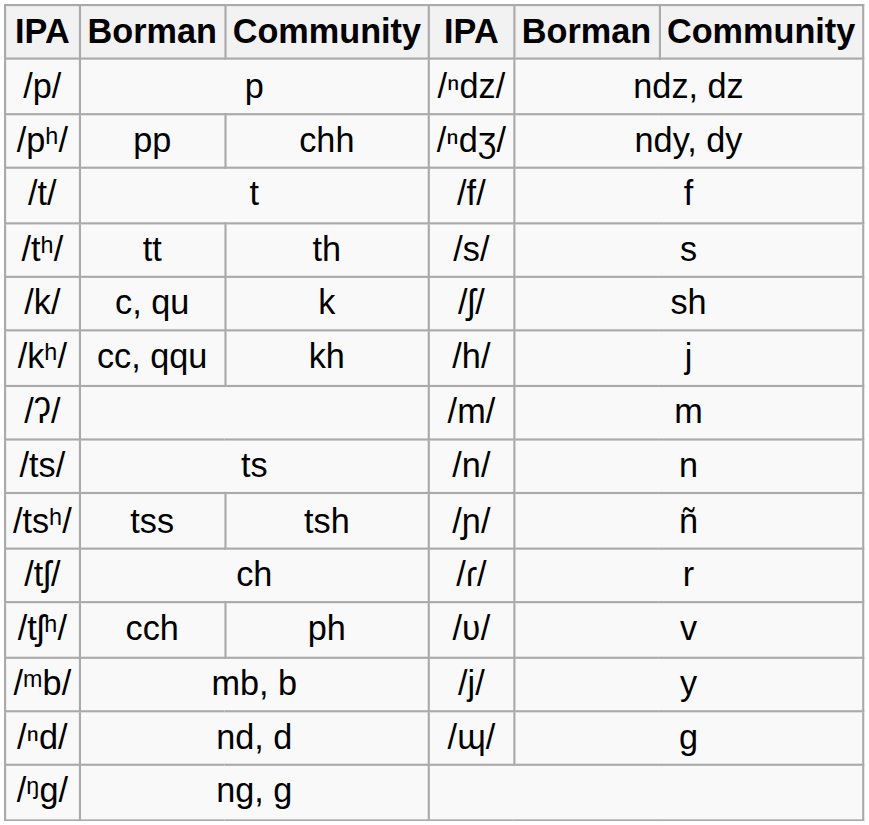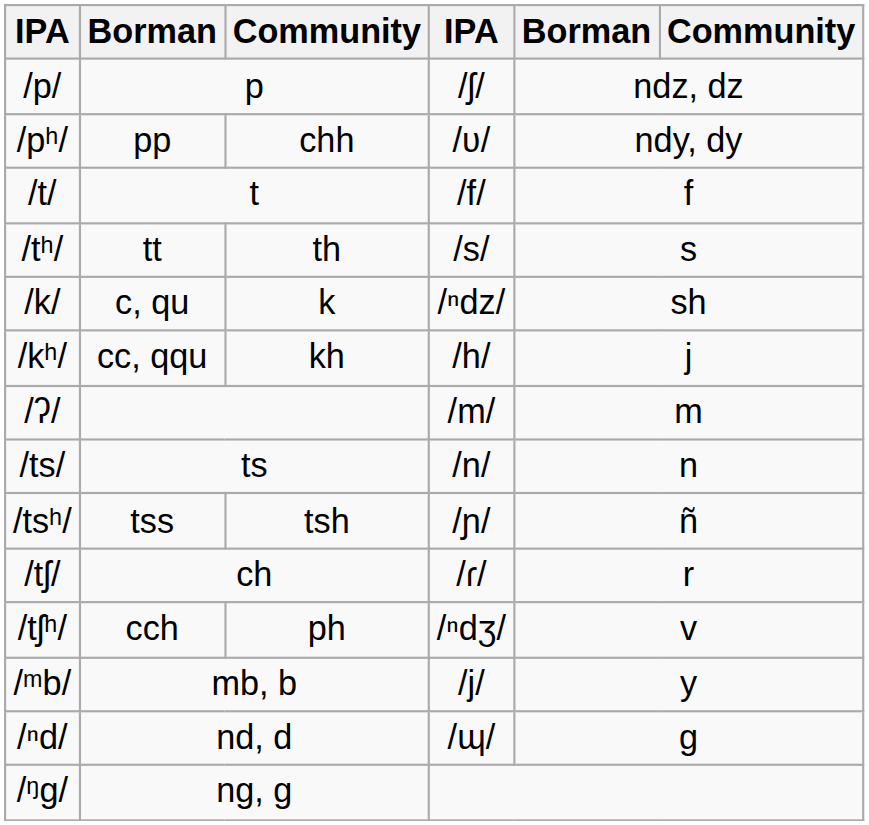(471, 85) /ⁿdz/ -> (471, 85) /ʃ/
(471, 140) /ⁿdʒ/ -> (471, 140) /ʋ/
(471, 303) /ʃ/ -> (471, 303) /ⁿdz/
(471, 628) /ʋ/ -> (471, 628) /ⁿdʒ/
